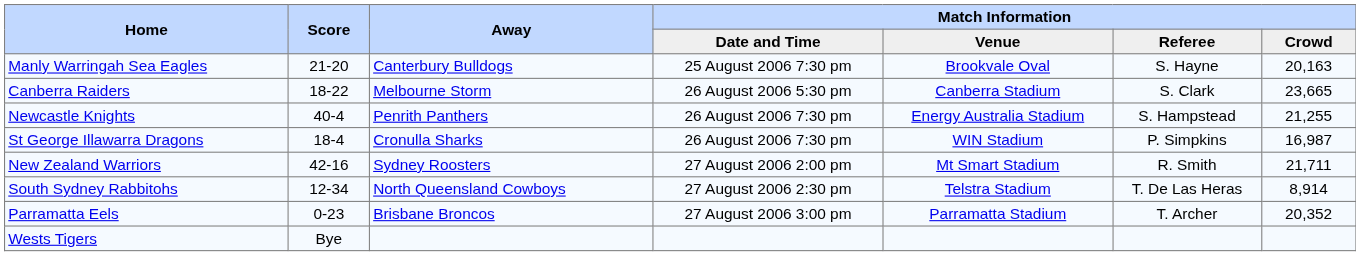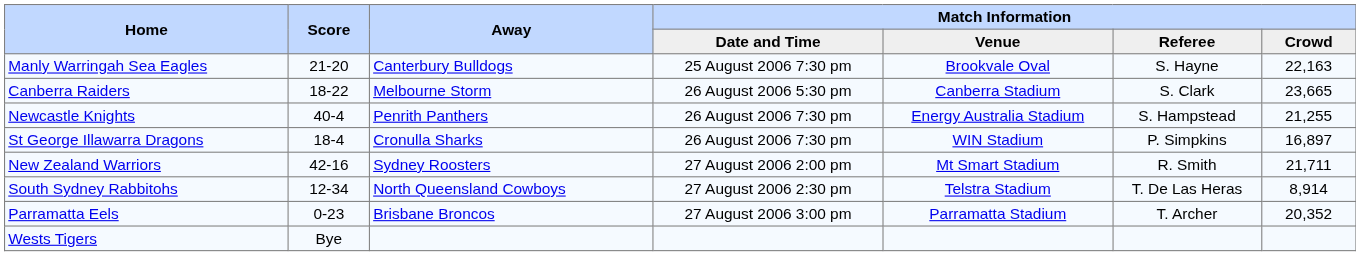(1309, 66) 20,163 -> (1309, 66) 22,163
(1309, 140) 16,987 -> (1309, 140) 16,897
